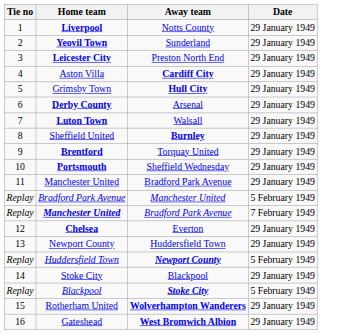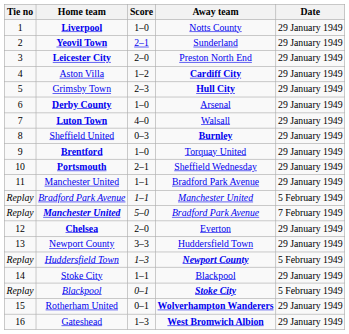+ column: (142, 12)
